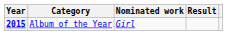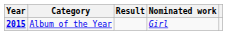columns swapped: (150, 11) <-> (202, 11)
